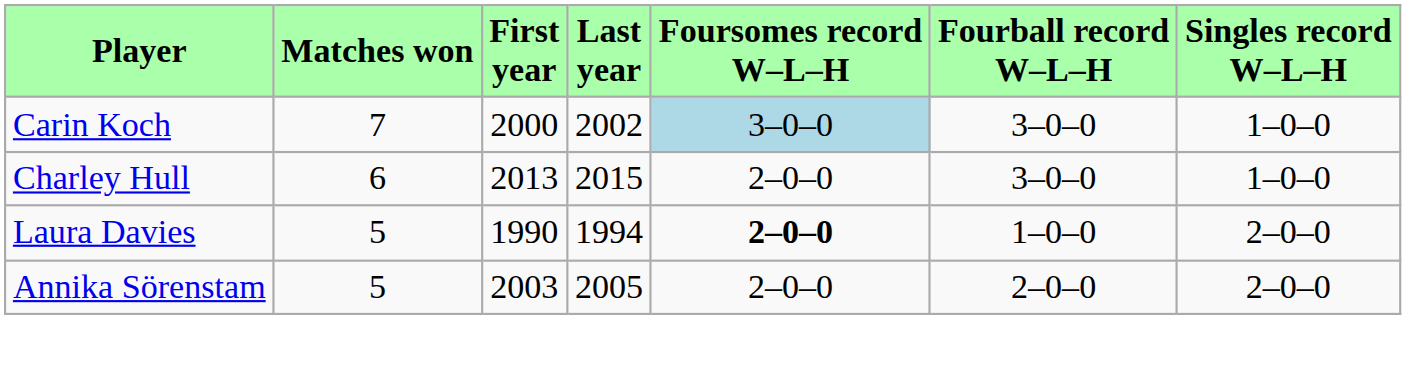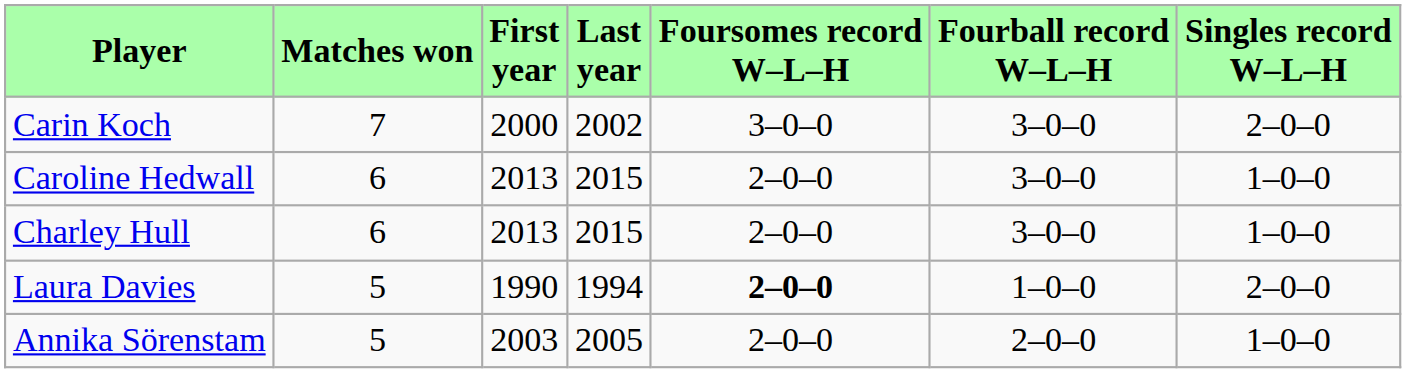(791, 123) lightblue background -> (791, 123) no background
(1288, 123) 1–0–0 -> (1288, 123) 2–0–0
+ row: (134, 177)
(1288, 286) 2–0–0 -> (1288, 340) 1–0–0
